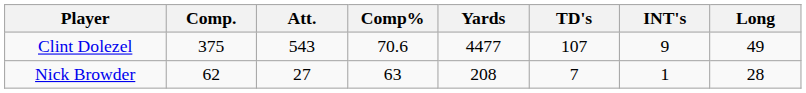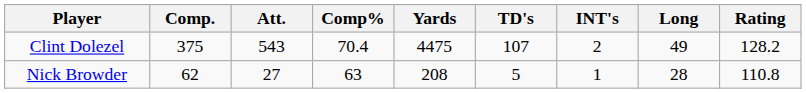+ column: (760, 18)
(393, 46) 70.6 -> (353, 46) 70.4
(483, 46) 4477 -> (434, 46) 4475
(665, 46) 9 -> (597, 46) 2
(574, 74) 7 -> (516, 74) 5
